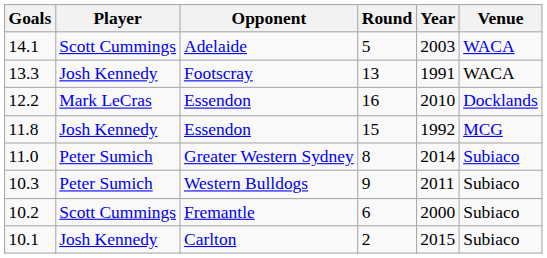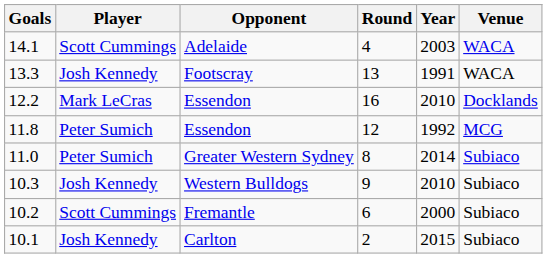(366, 45) 5 -> (366, 45) 4
(108, 128) Josh Kennedy -> (106, 128) Peter Sumich
(371, 128) 15 -> (371, 128) 12
(106, 184) Peter Sumich -> (108, 184) Josh Kennedy
(437, 184) 2011 -> (438, 184) 2010
